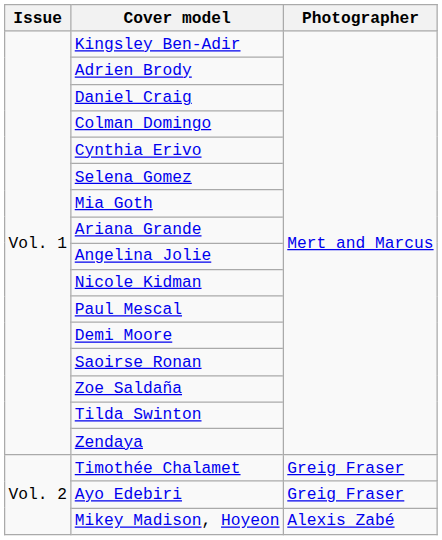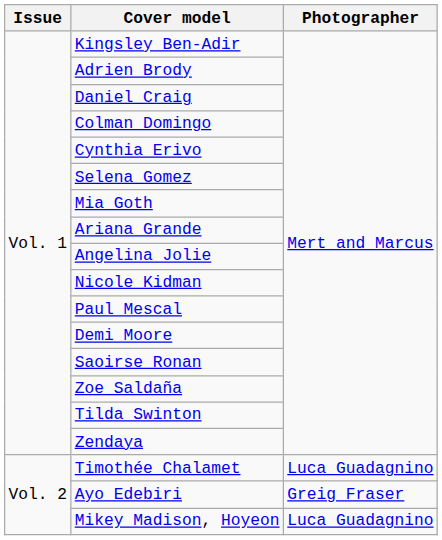(346, 468) Greig Fraser -> (360, 468) Luca Guadagnino
(341, 521) Alexis Zabé -> (360, 521) Luca Guadagnino
